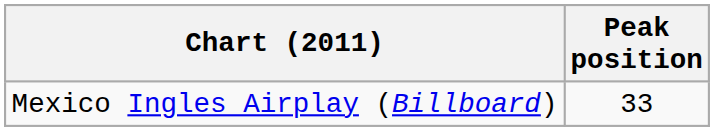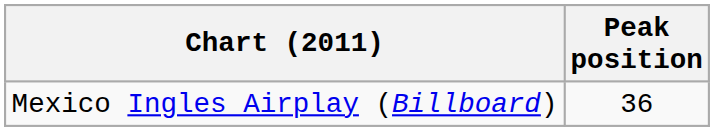(637, 104) 33 -> (637, 104) 36
